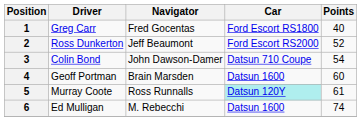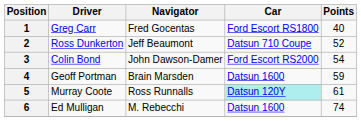(273, 44) Ford Escort RS2000 -> (269, 44) Datsun 710 Coupe
(269, 60) Datsun 710 Coupe -> (273, 60) Ford Escort RS2000
(339, 76) 60 -> (339, 76) 59
